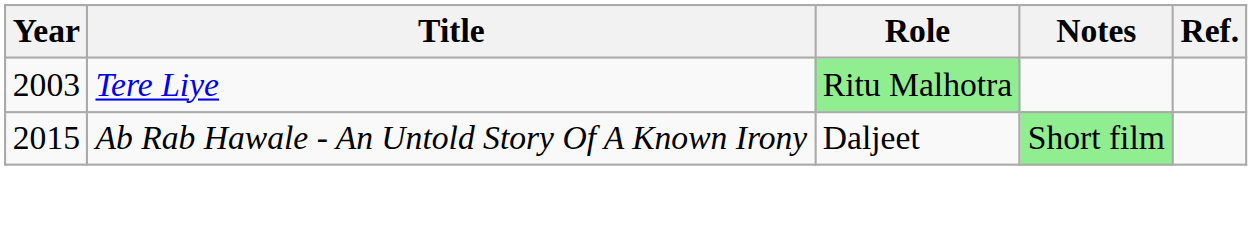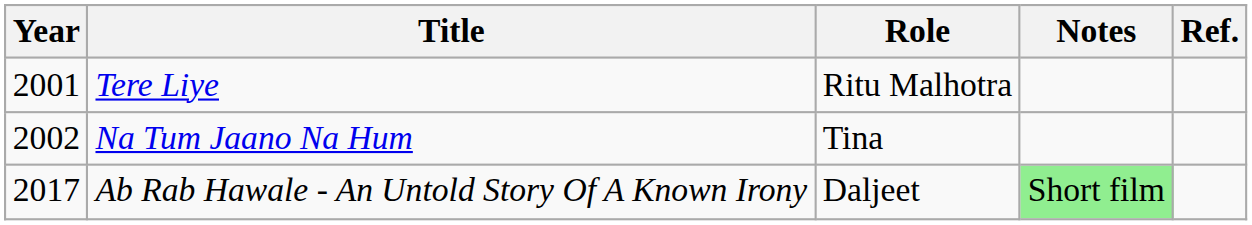(46, 84) 2003 -> (46, 84) 2001
(917, 84) lightgreen background -> (917, 84) no background
+ row: (254, 137)
(46, 137) 2015 -> (46, 191) 2017
